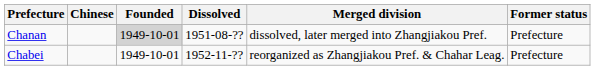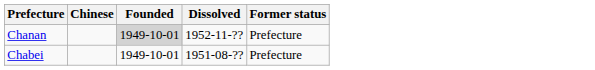- column: (377, 14)
(214, 34) 1951-08-?? -> (214, 34) 1952-11-??
(214, 55) 1952-11-?? -> (214, 55) 1951-08-??
